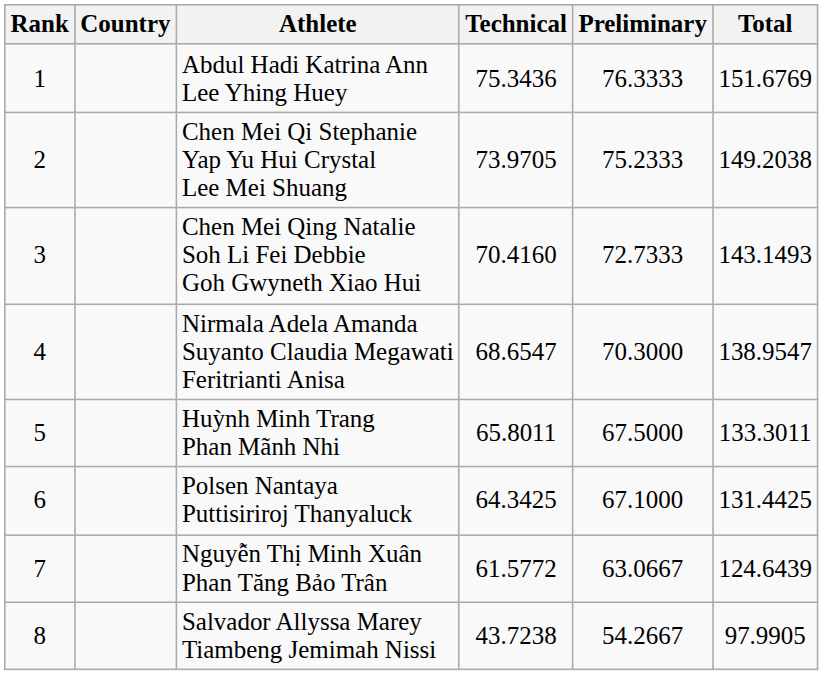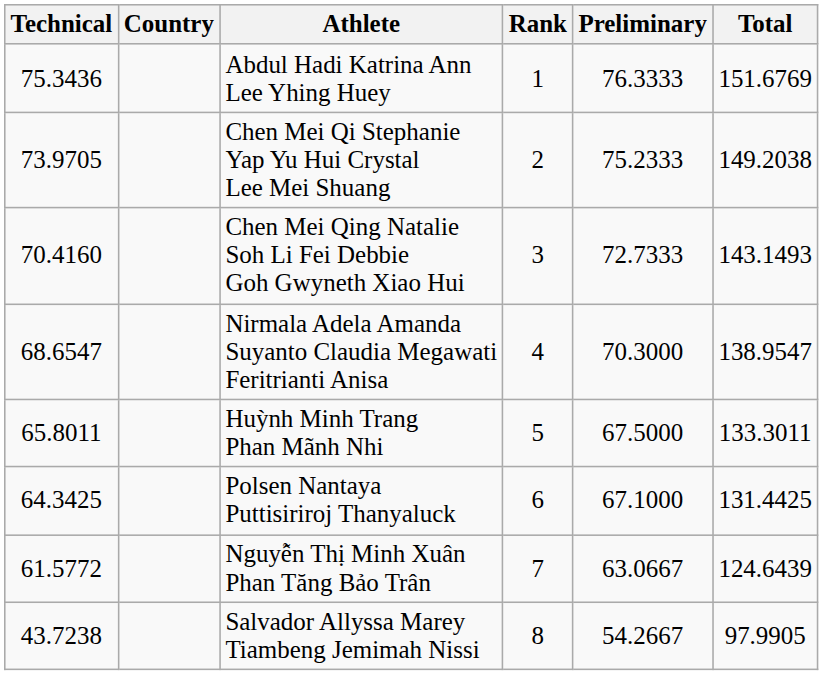columns swapped: (40, 24) <-> (516, 24)
